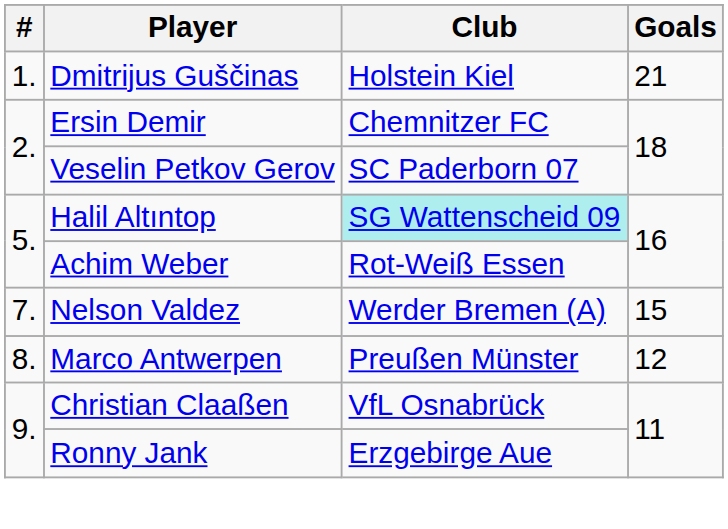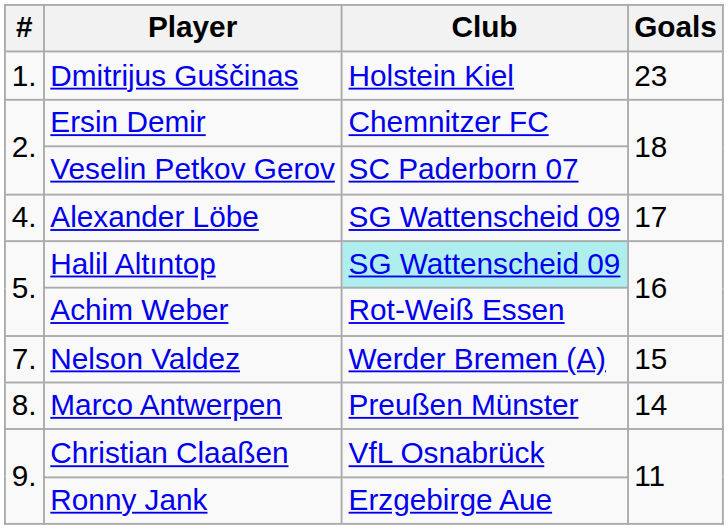(651, 75) 21 -> (651, 75) 23
+ row: (155, 216)
(651, 358) 12 -> (651, 405) 14
